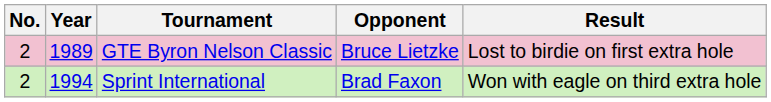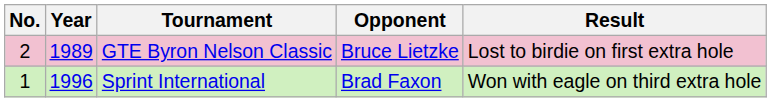(25, 82) 2 -> (25, 82) 1
(71, 82) 1994 -> (71, 82) 1996
